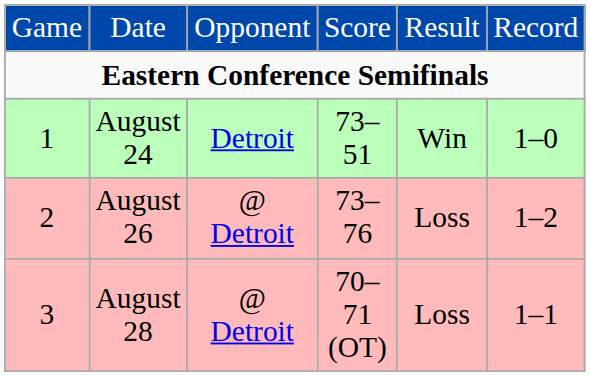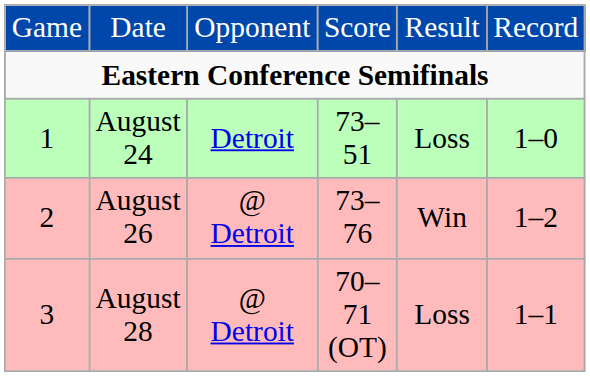(442, 137) Win -> (442, 137) Loss
(442, 217) Loss -> (442, 217) Win
